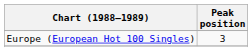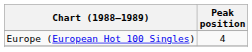(223, 39) 3 -> (223, 39) 4
